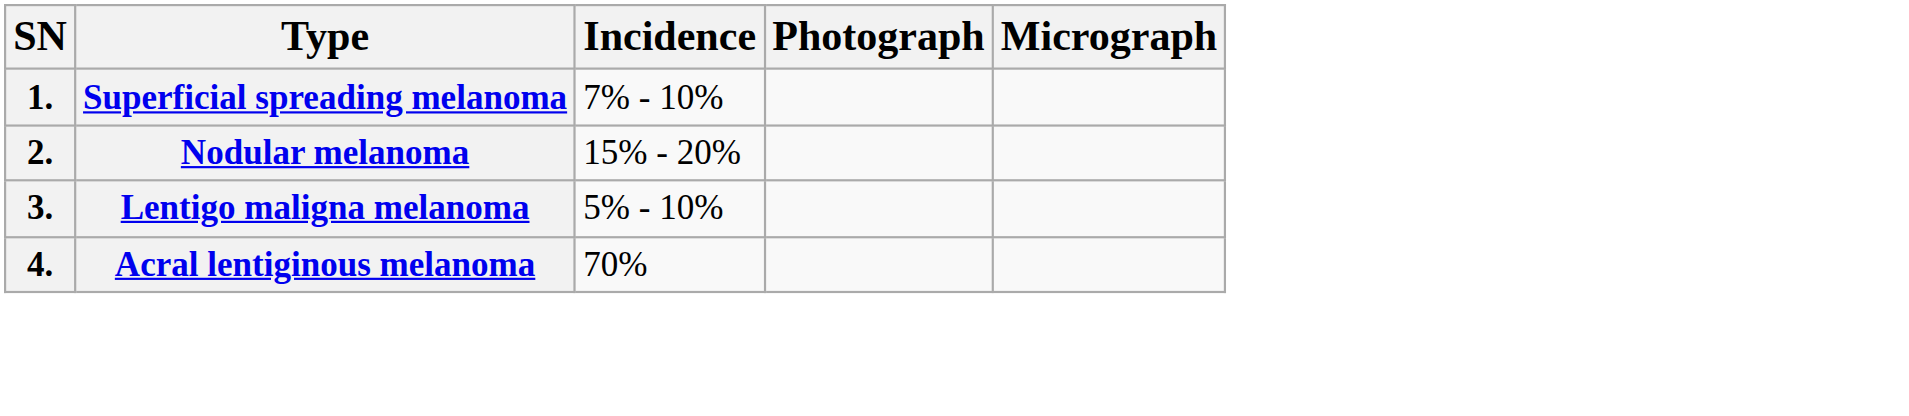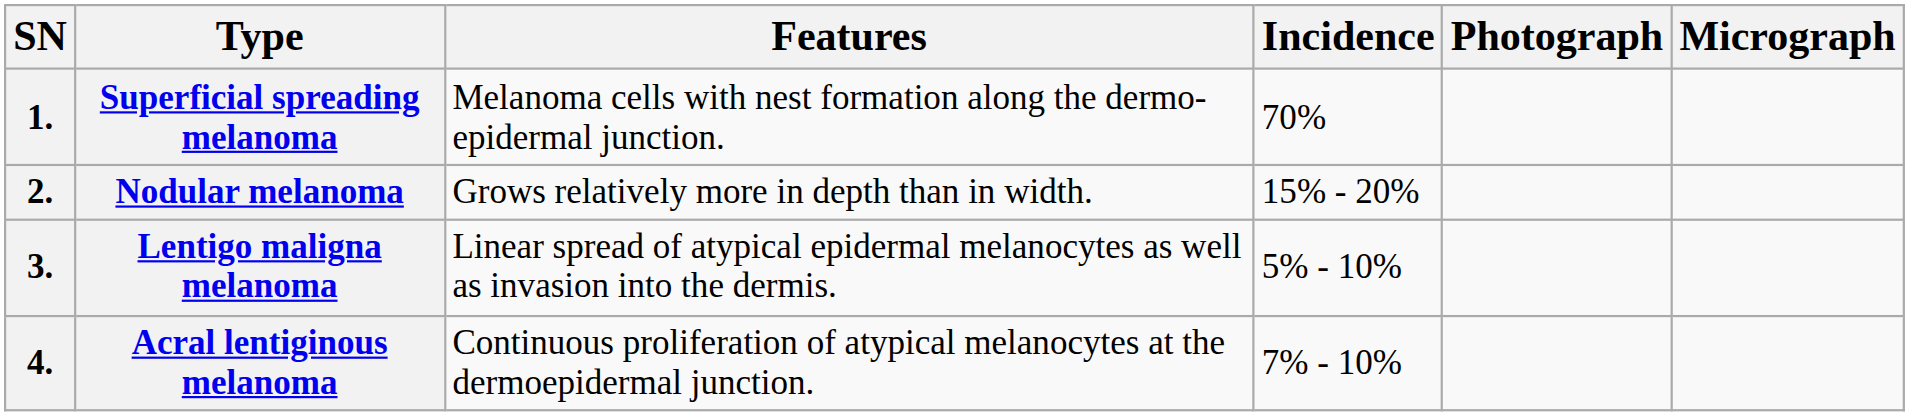+ column: (849, 36)
(653, 96) 7% - 10% -> (1294, 116) 70%
(615, 263) 70% -> (1332, 361) 7% - 10%
